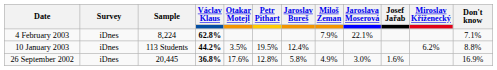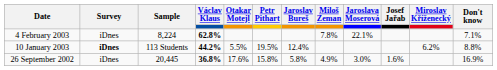(329, 34) 7.9% -> (329, 34) 7.8%
(109, 47) normal -> (109, 47) bold
(238, 47) 3.5% -> (238, 47) 5.5%
(267, 59) 12.8% -> (267, 59) 15.8%
